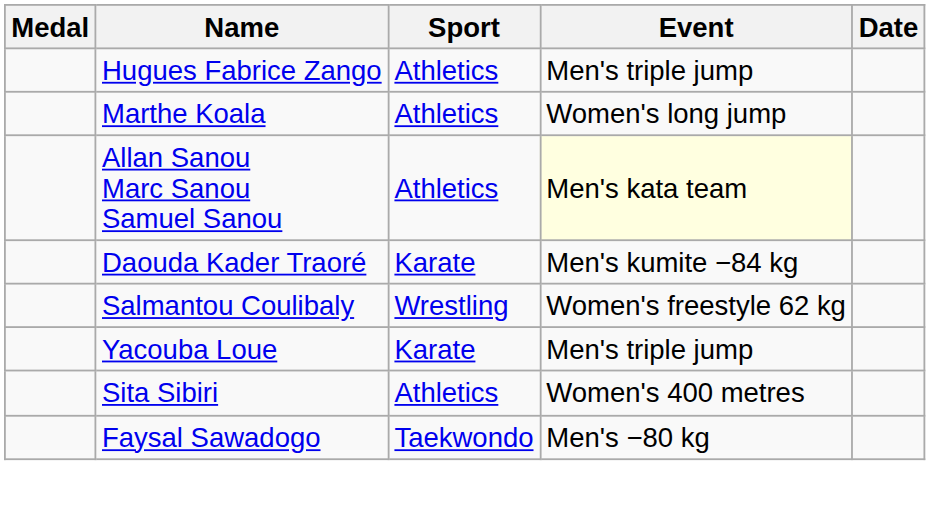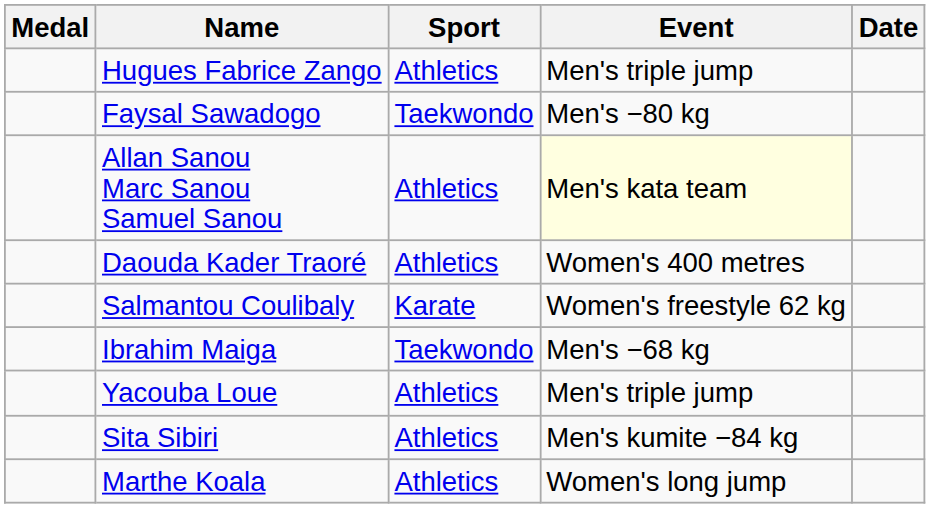rows swapped: (184, 114) <-> (211, 437)
(435, 263) Karate -> (446, 263) Athletics
(672, 263) Men's kumite −84 kg -> (675, 263) Women's 400 metres
(451, 306) Wrestling -> (435, 306) Karate
+ row: (189, 350)
(435, 350) Karate -> (446, 393) Athletics
(675, 393) Women's 400 metres -> (672, 437) Men's kumite −84 kg
